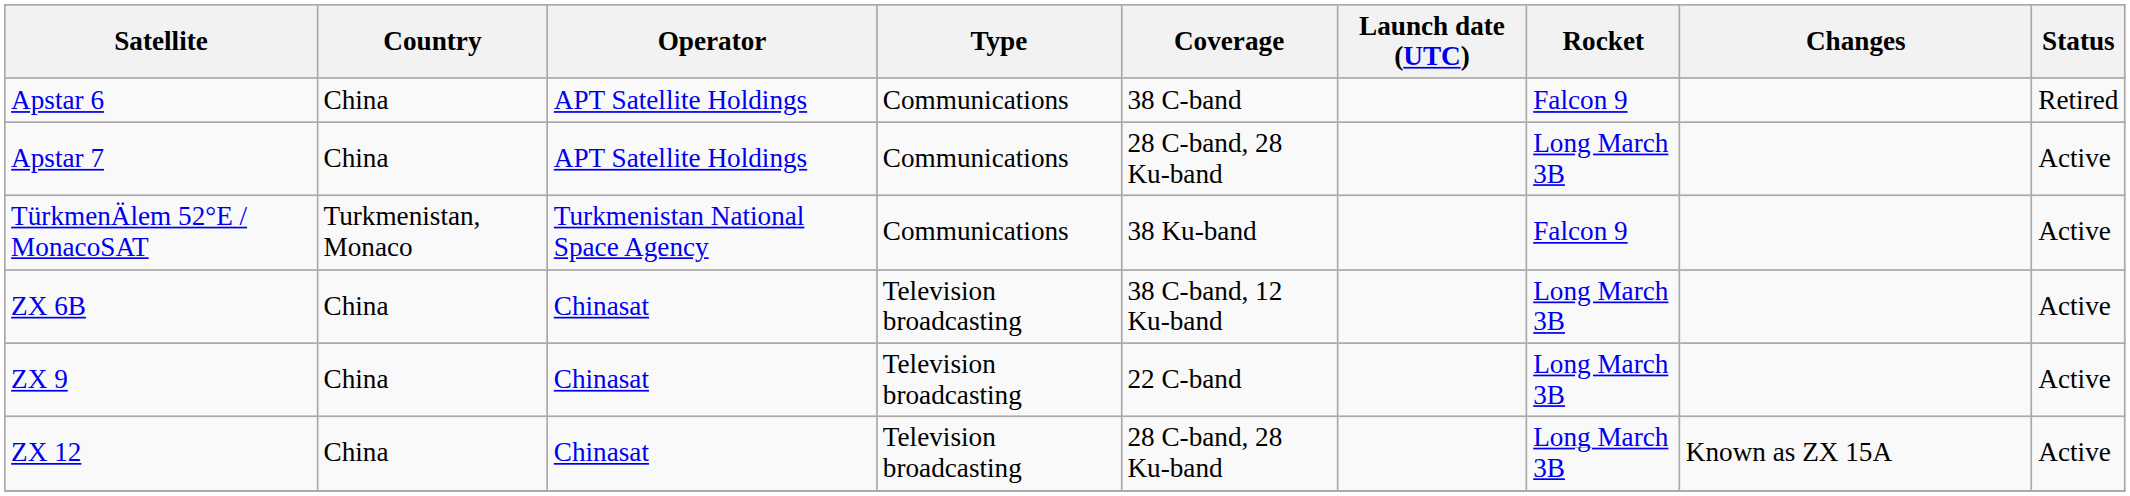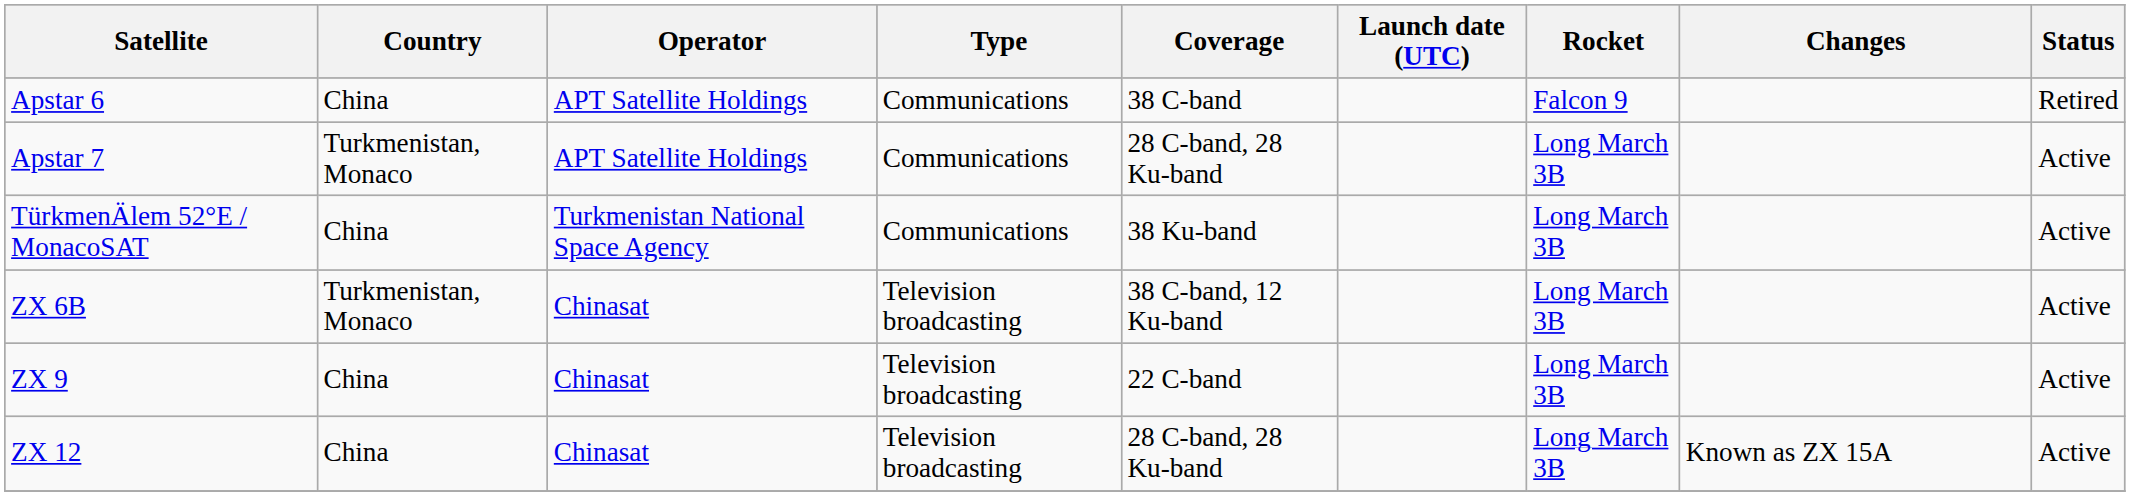(356, 158) China -> (402, 158) Turkmenistan, Monaco
(402, 231) Turkmenistan, Monaco -> (356, 231) China
(1580, 231) Falcon 9 -> (1601, 231) Long March 3B
(356, 305) China -> (402, 305) Turkmenistan, Monaco
